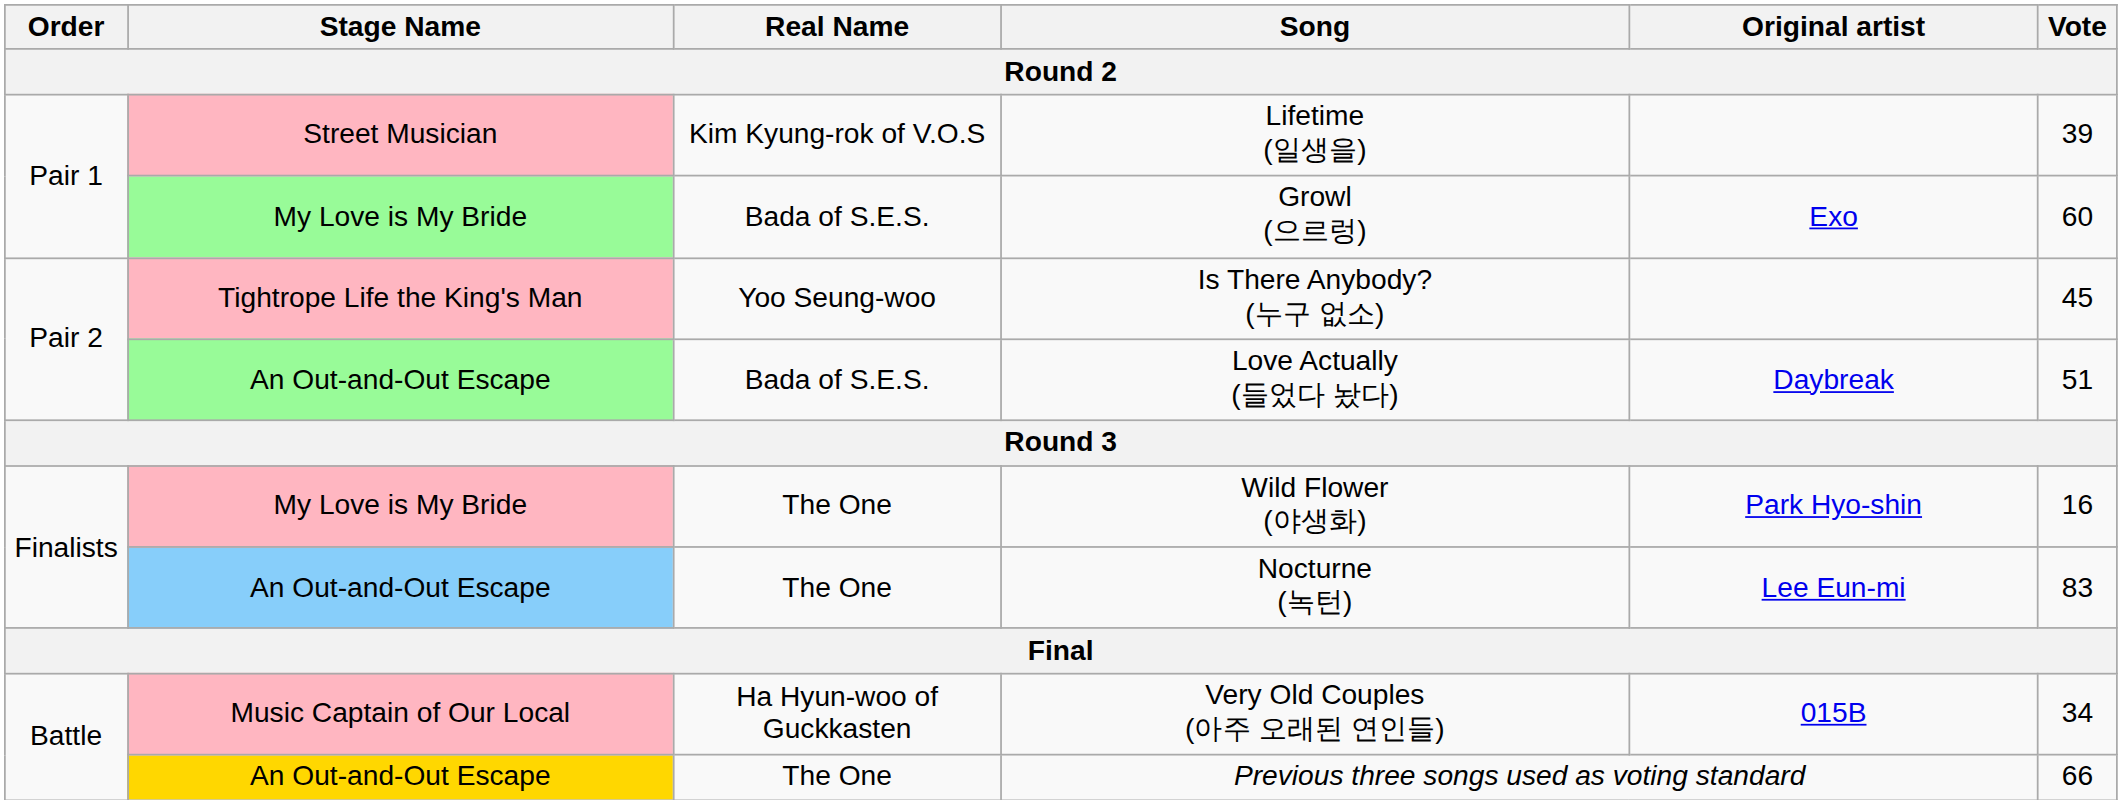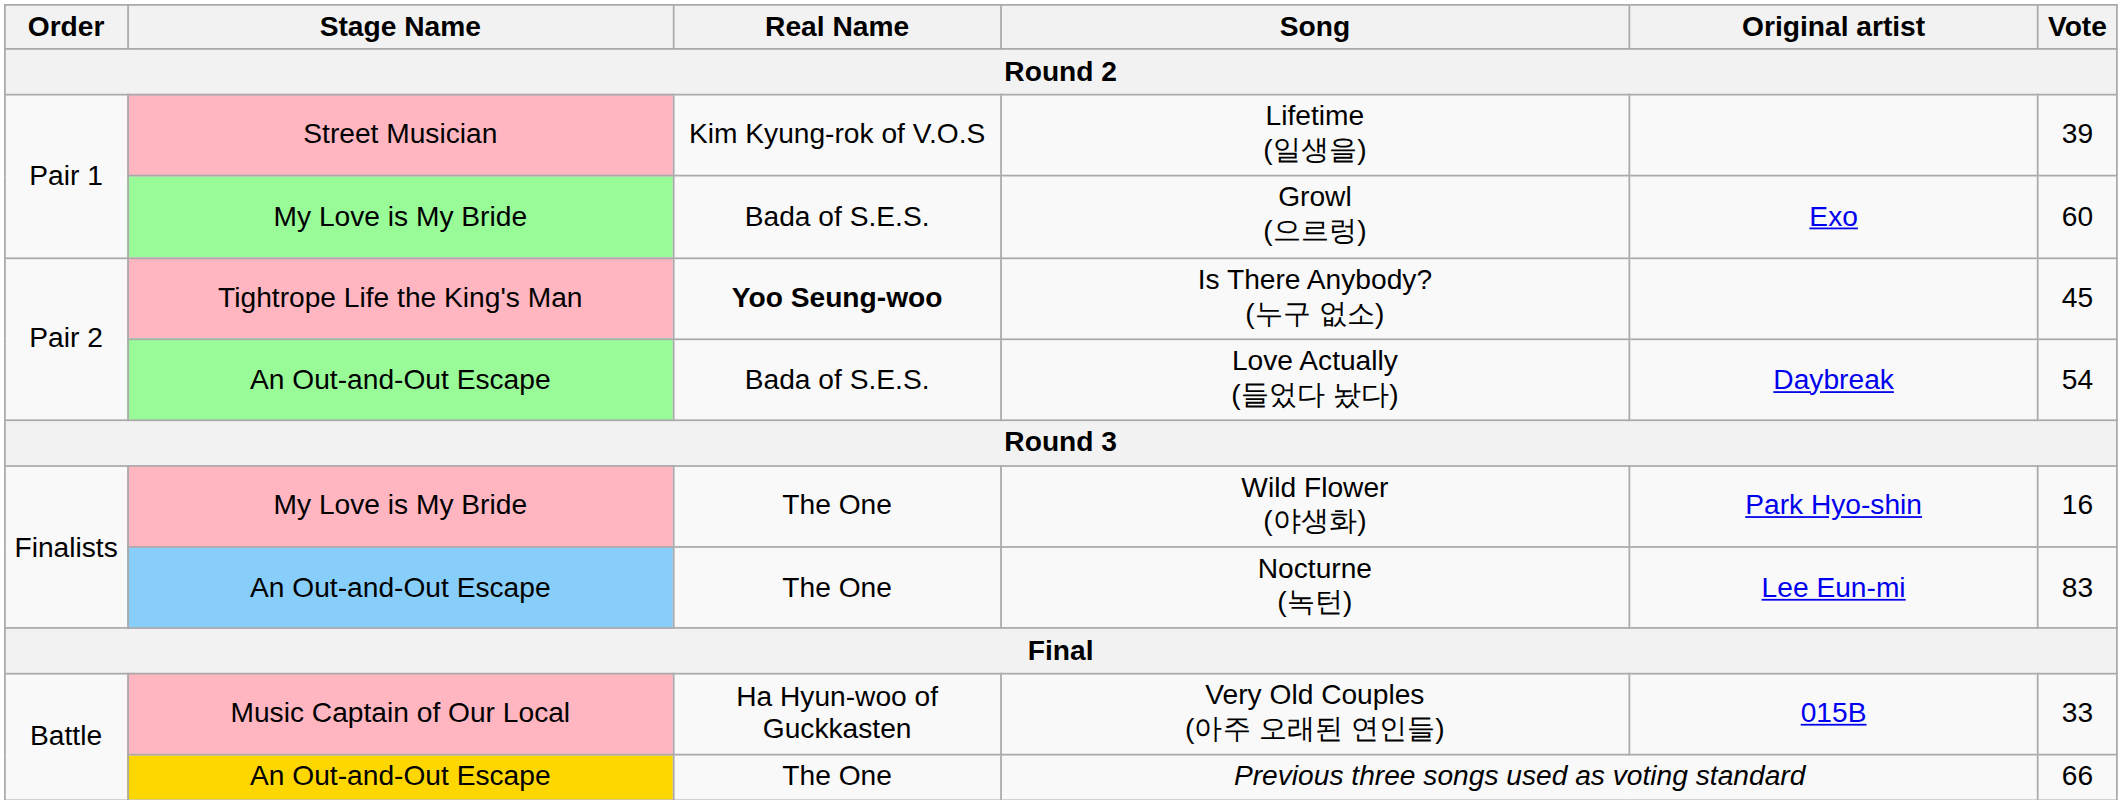(837, 297) normal -> (837, 297) bold
(2077, 379) 51 -> (2077, 379) 54
(2077, 713) 34 -> (2077, 713) 33
